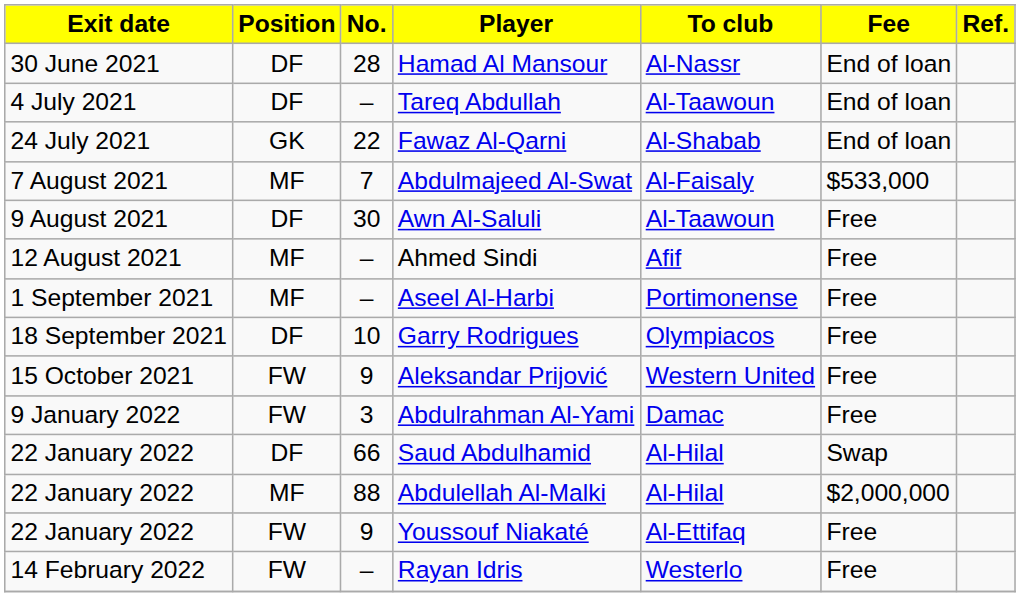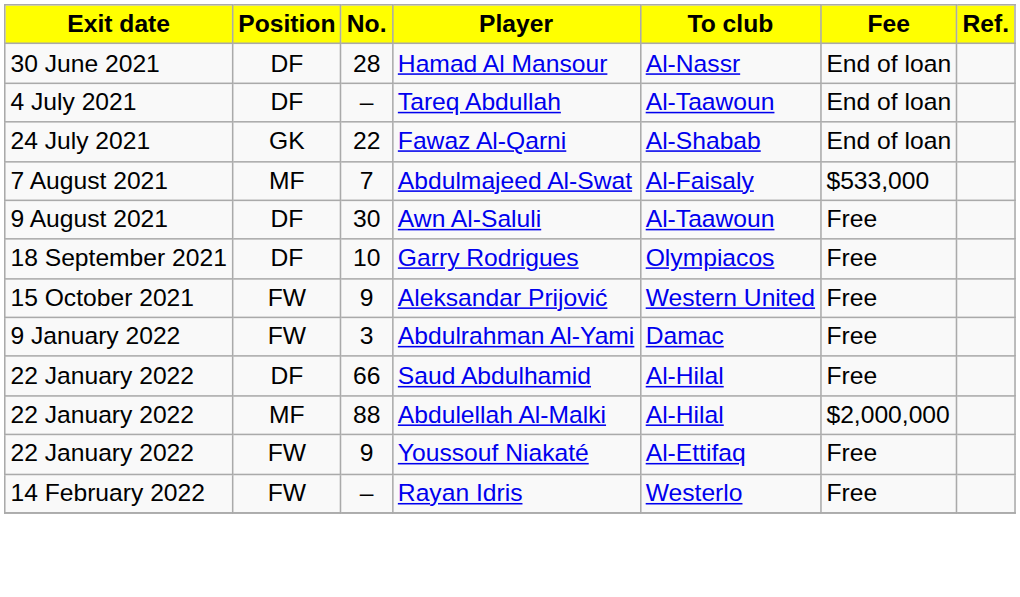- row: (468, 258)
- row: (476, 297)
(857, 453) Swap -> (852, 375) Free
